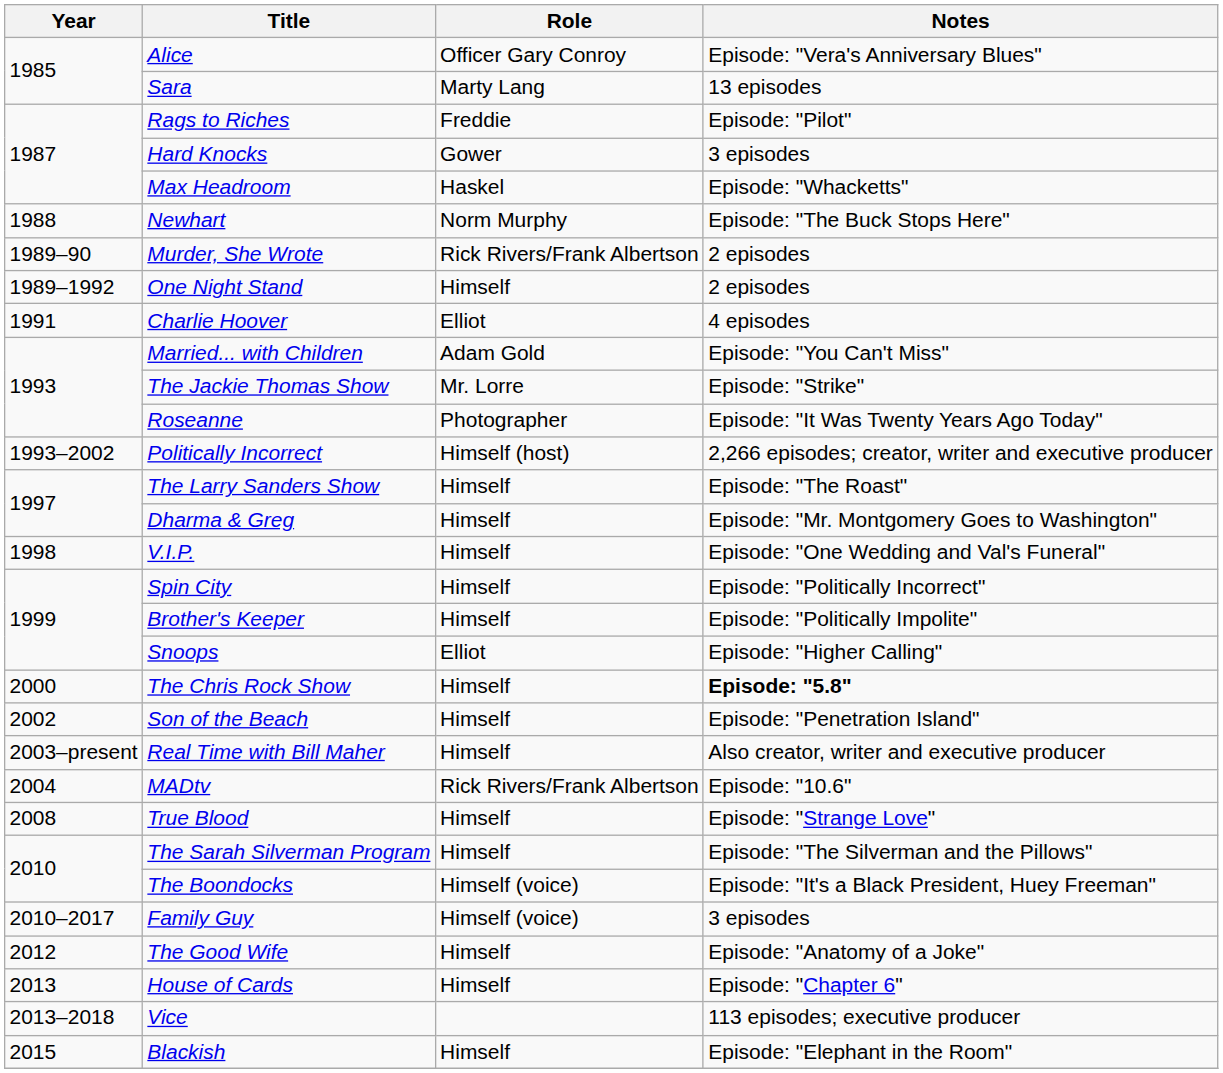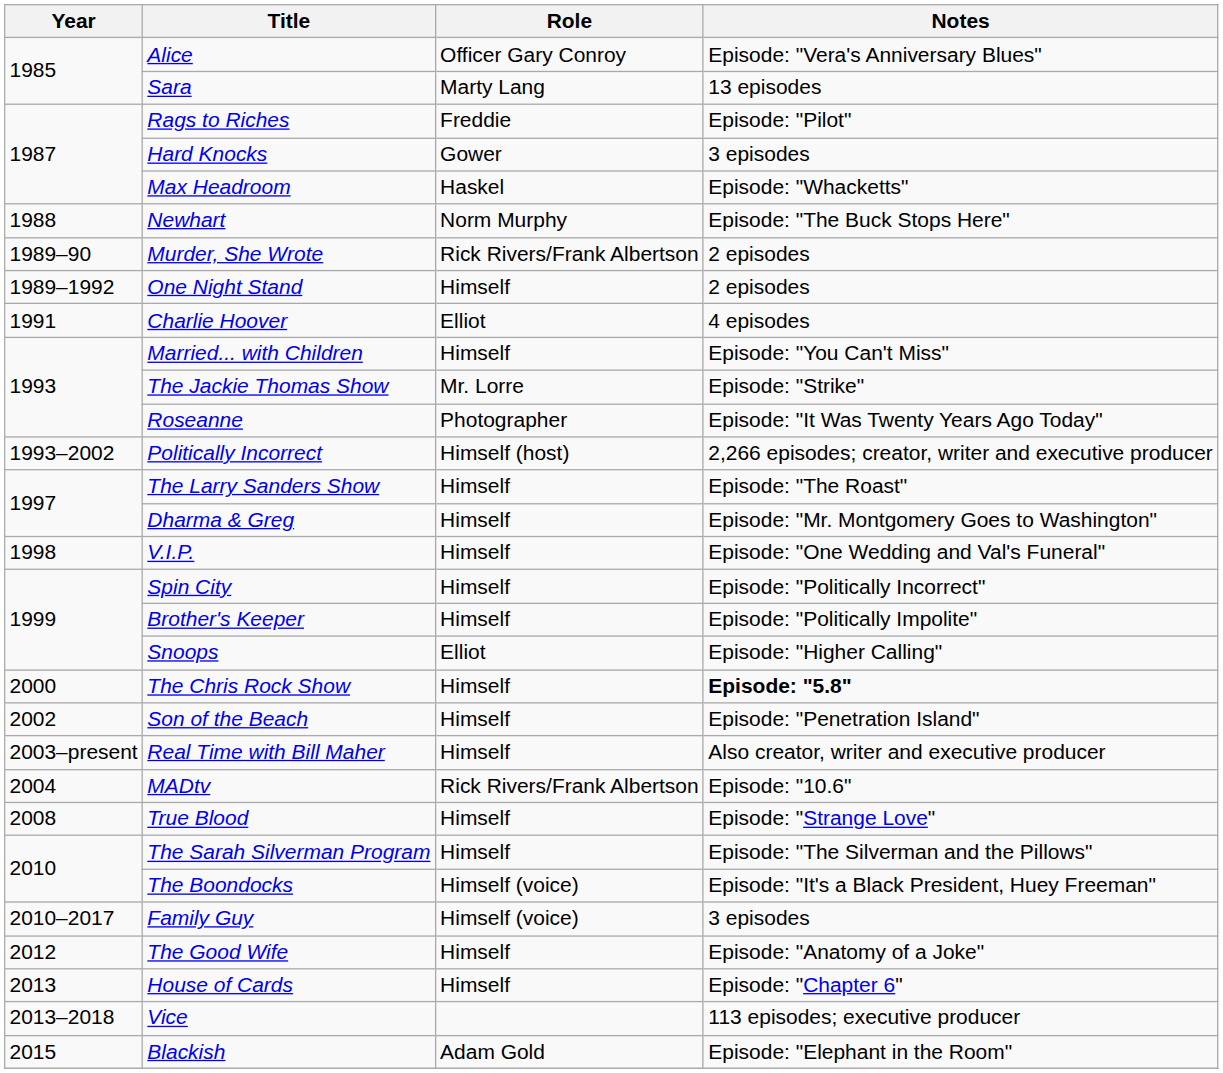(493, 353) Adam Gold -> (475, 353) Himself
(475, 1051) Himself -> (493, 1051) Adam Gold
